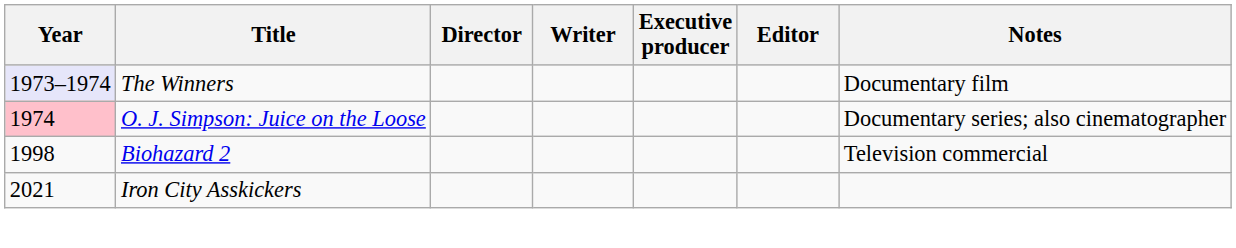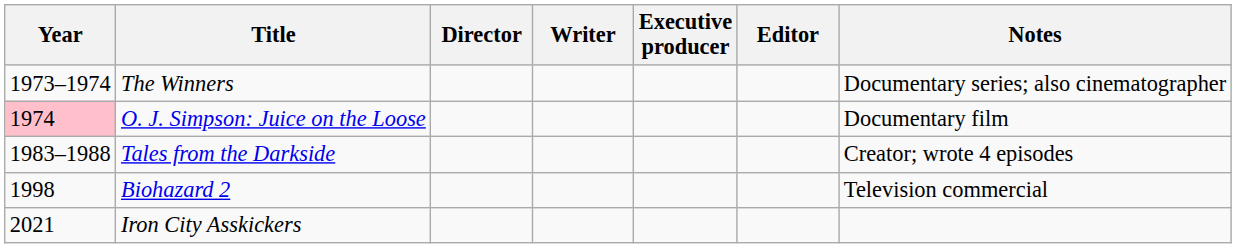(60, 82) lavender background -> (60, 82) no background
(926, 82) Documentary film -> (1035, 82) Documentary series; also cinematographer
(1035, 118) Documentary series; also cinematographer -> (926, 118) Documentary film
+ row: (228, 154)
